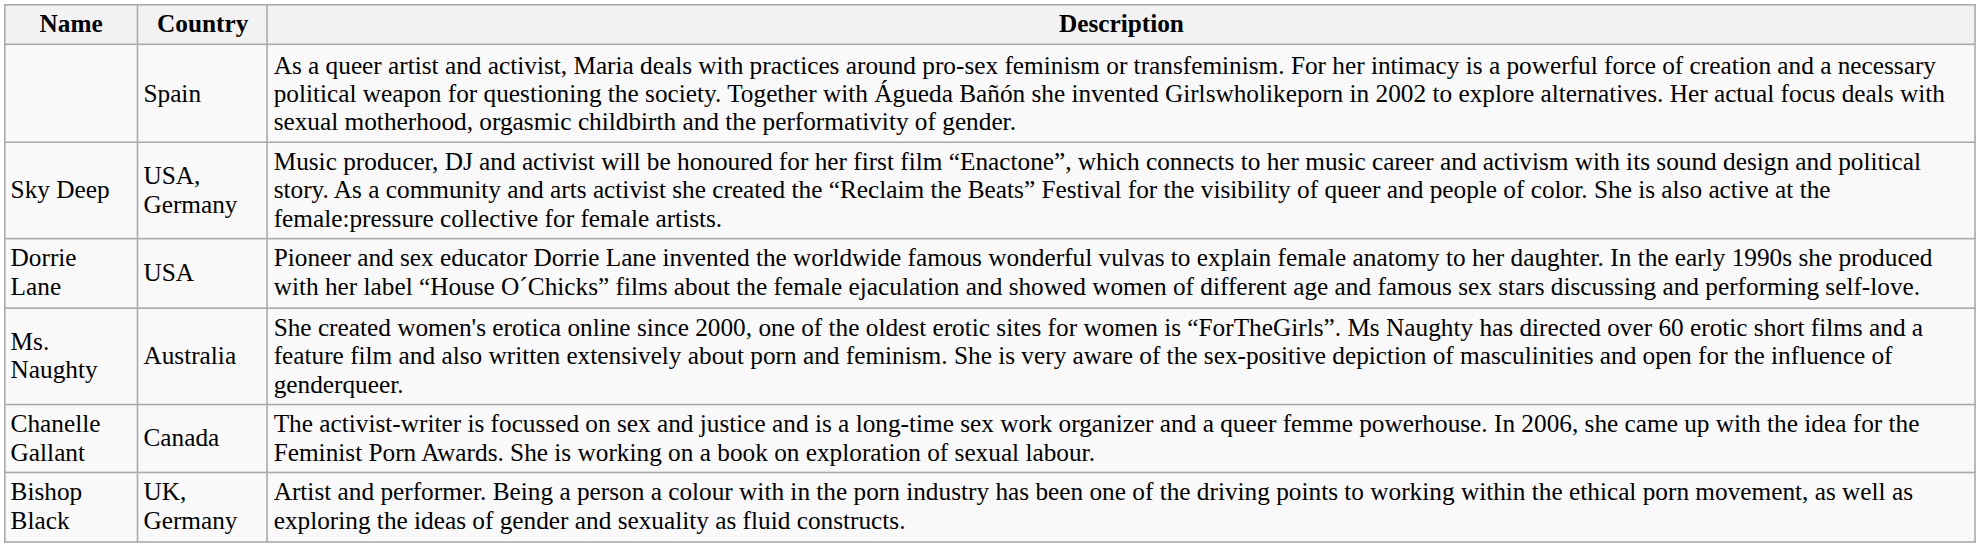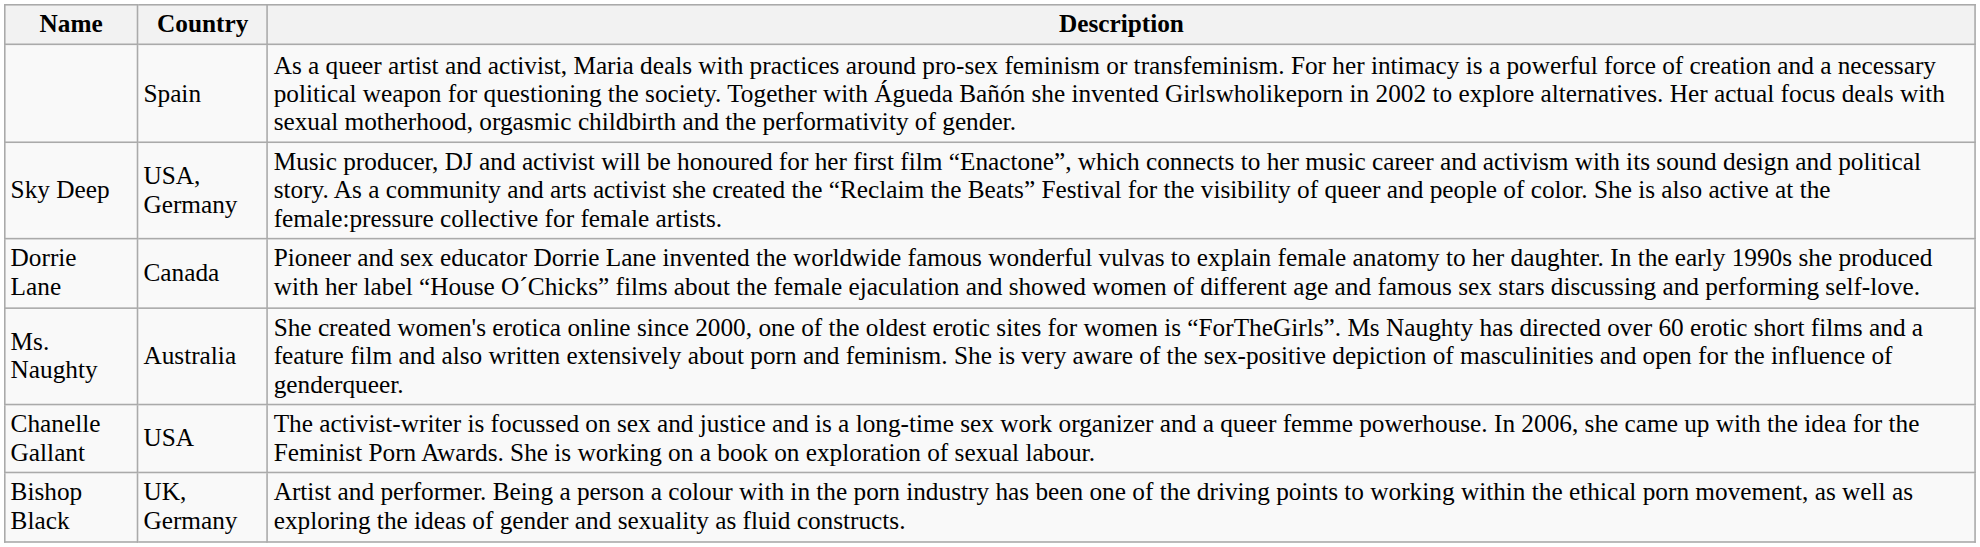(169, 272) USA -> (181, 272) Canada
(181, 438) Canada -> (169, 438) USA
